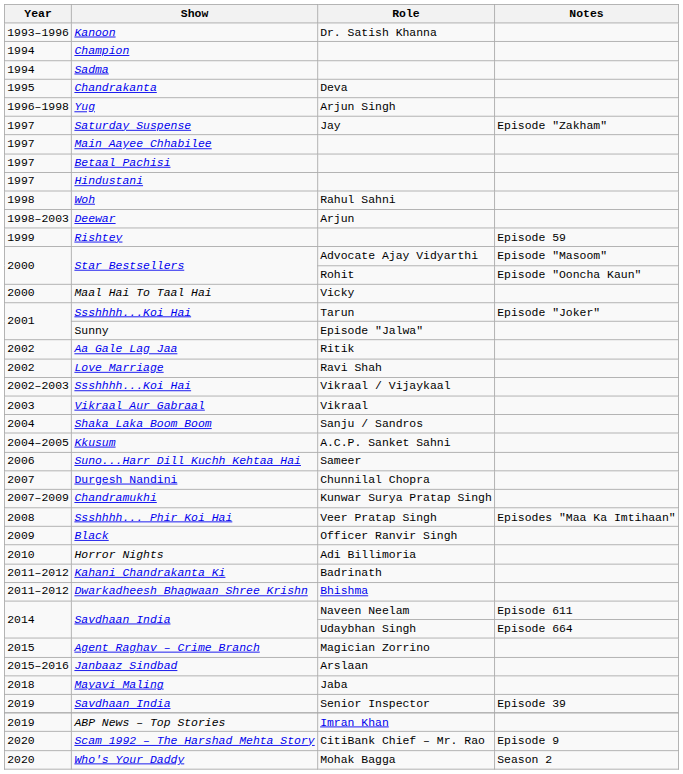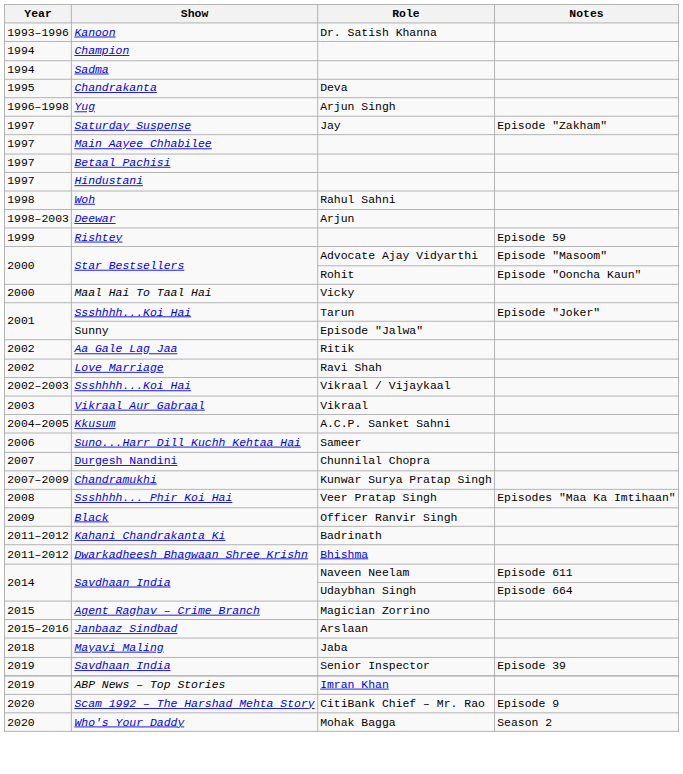- row: (143, 424)
- row: (119, 554)
